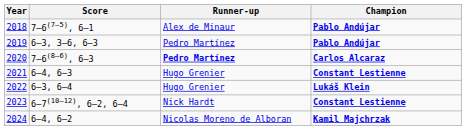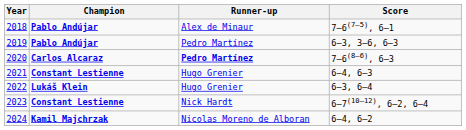columns swapped: (386, 11) <-> (95, 11)
